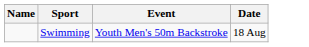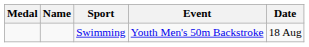+ column: (22, 14)
